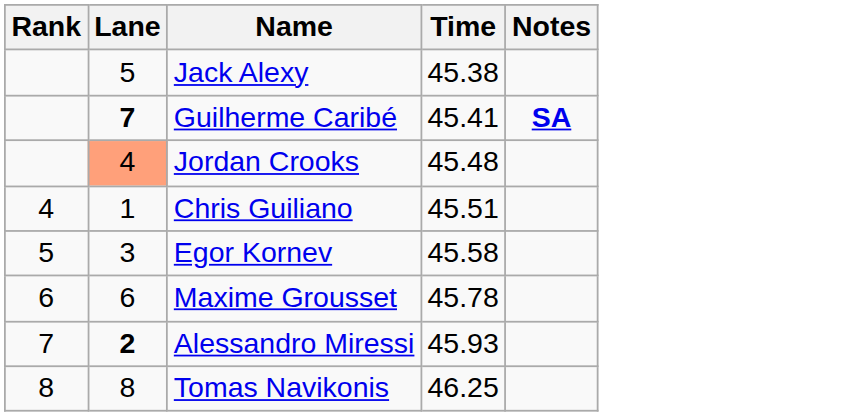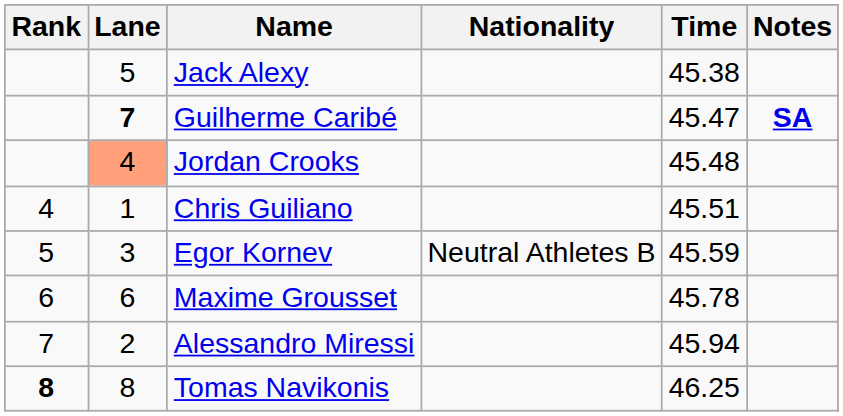+ column: (542, 27)
(463, 117) 45.41 -> (704, 117) 45.47
(463, 252) 45.58 -> (704, 252) 45.59
(127, 343) bold -> (127, 343) normal
(463, 343) 45.93 -> (704, 343) 45.94
(46, 388) normal -> (46, 388) bold
